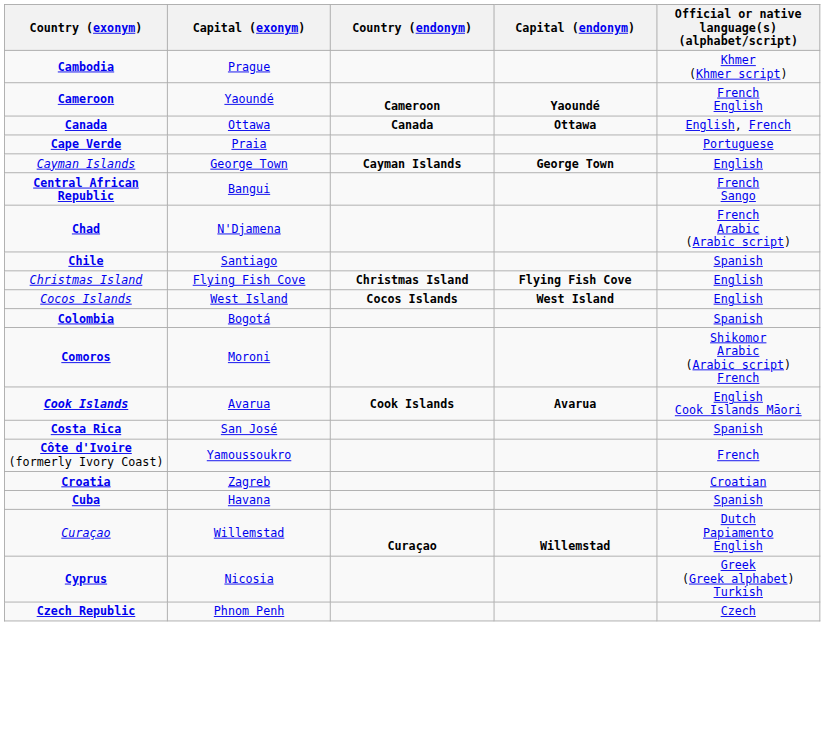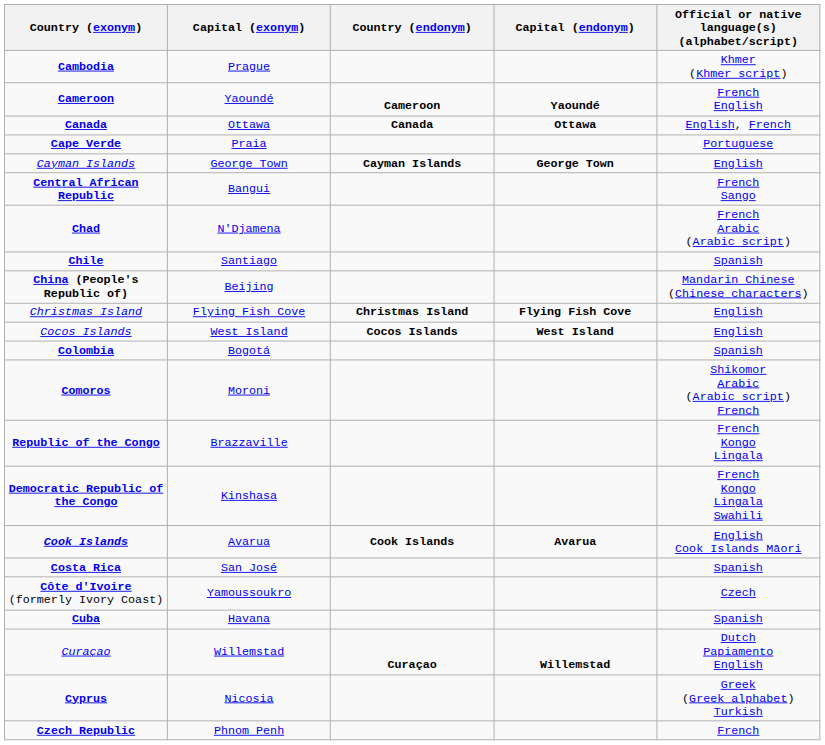+ row: (86, 287)
+ row: (86, 443)
+ row: (86, 496)
(738, 455) French -> (738, 593) Czech
- row: (86, 481)
(738, 611) Czech -> (738, 730) French
